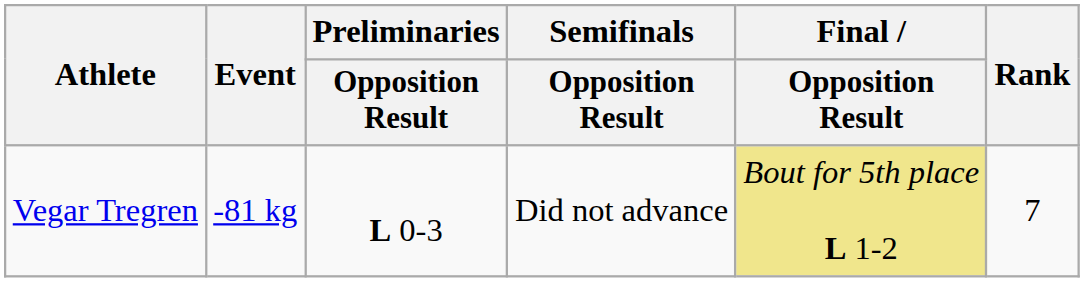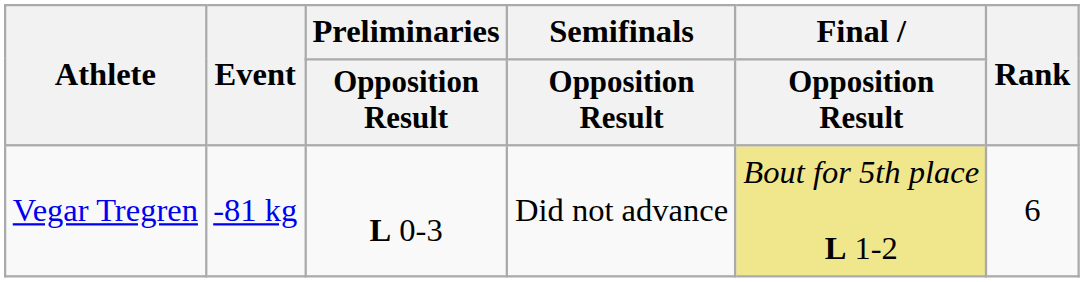(1032, 210) 7 -> (1032, 210) 6
